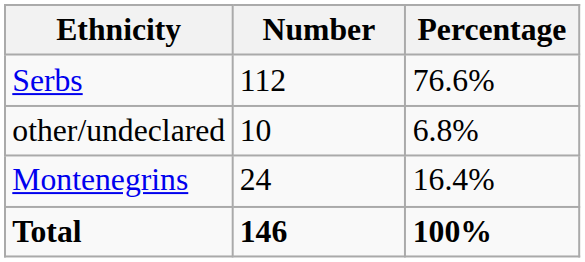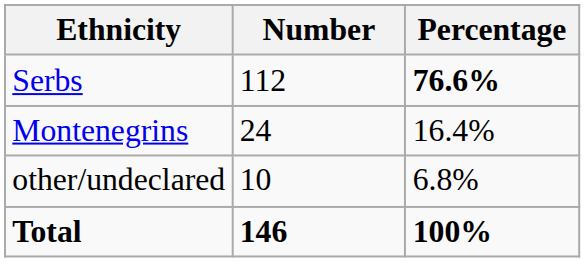(454, 79) normal -> (456, 79) bold
rows swapped: (100, 180) <-> (119, 130)
